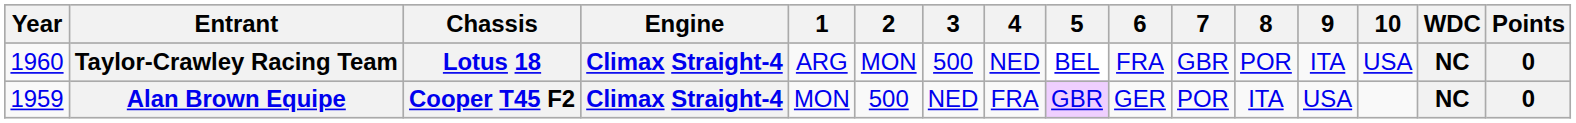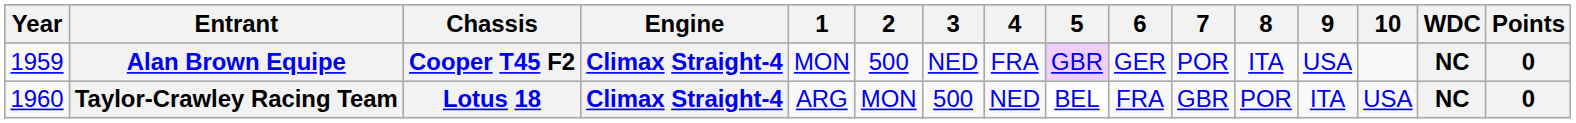rows swapped: (236, 100) <-> (236, 62)
